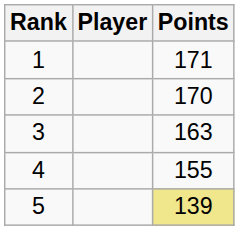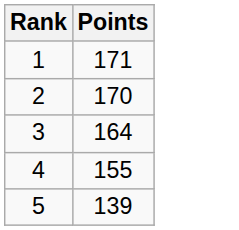- column: (112, 22)
(193, 133) 163 -> (113, 133) 164
(193, 206) khaki background -> (113, 206) no background
